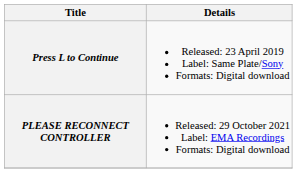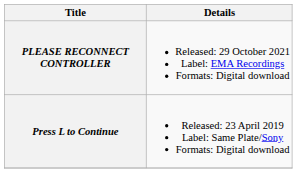rows swapped: (75, 58) <-> (75, 131)
